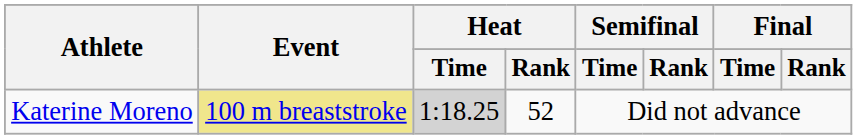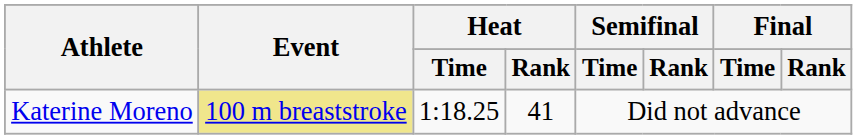(459, 111) lightgrey background -> (459, 111) no background
(541, 111) 52 -> (541, 111) 41
